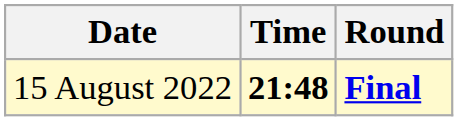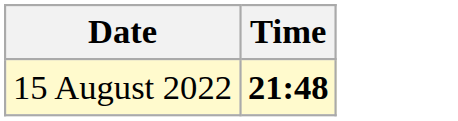- column: (394, 31)
